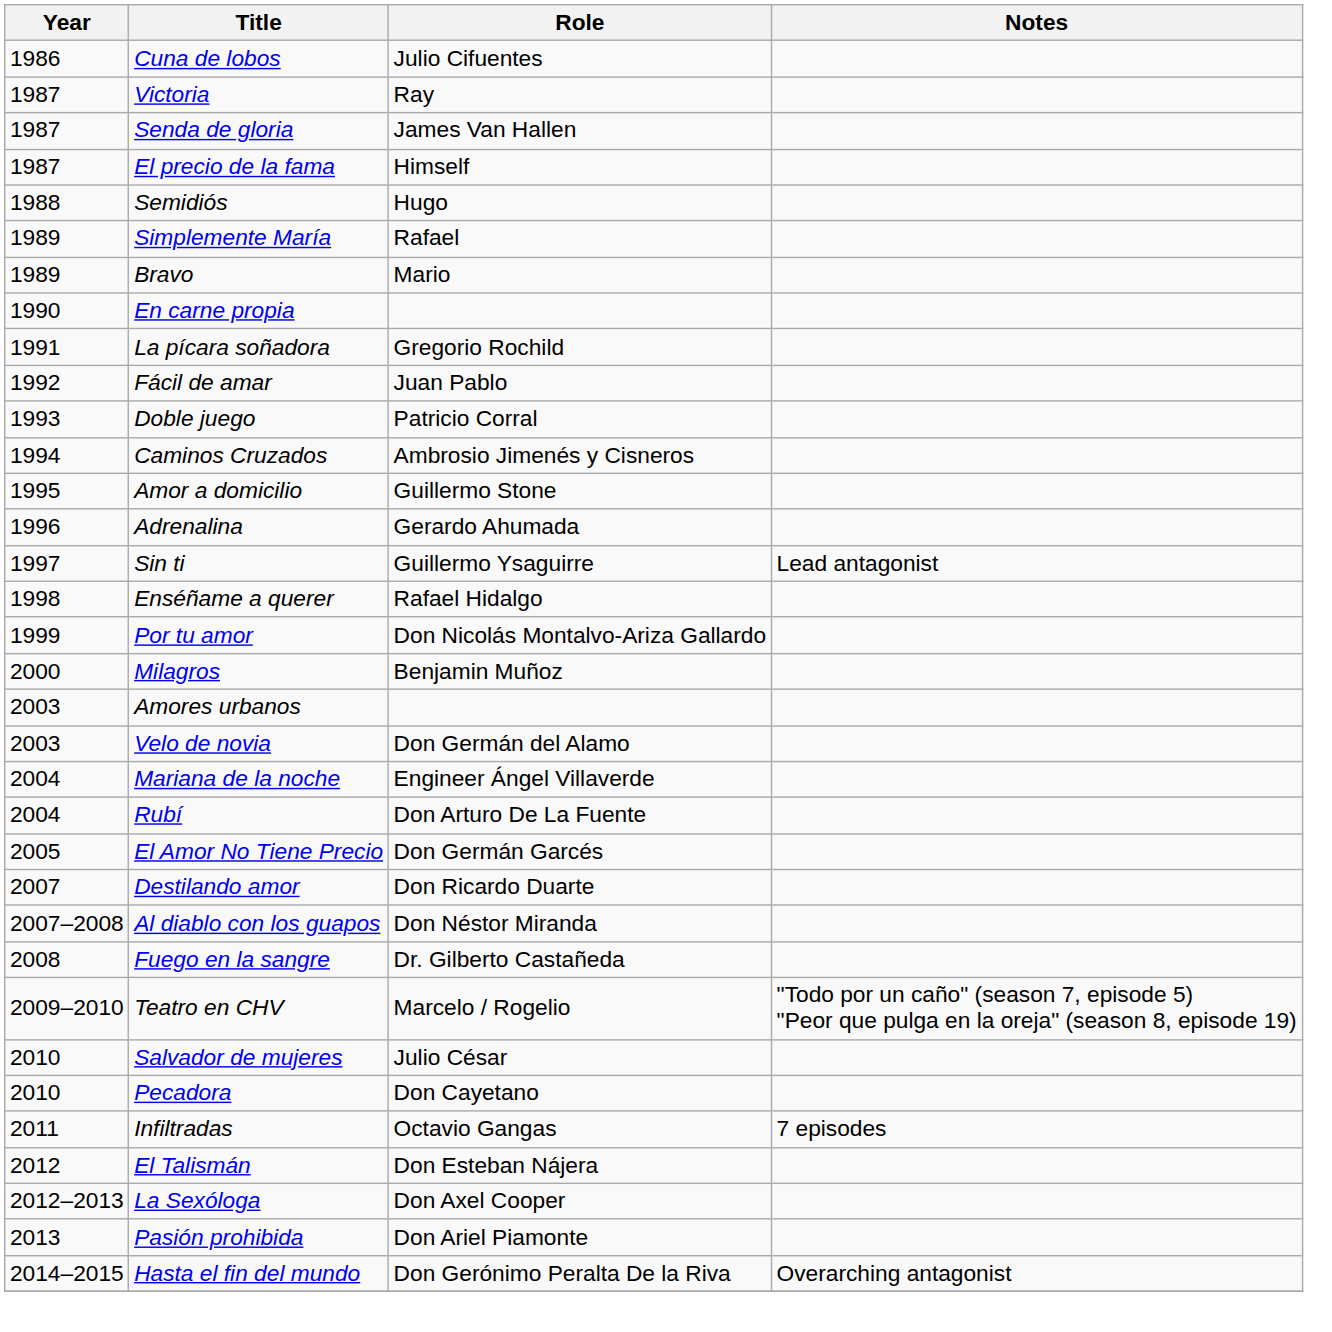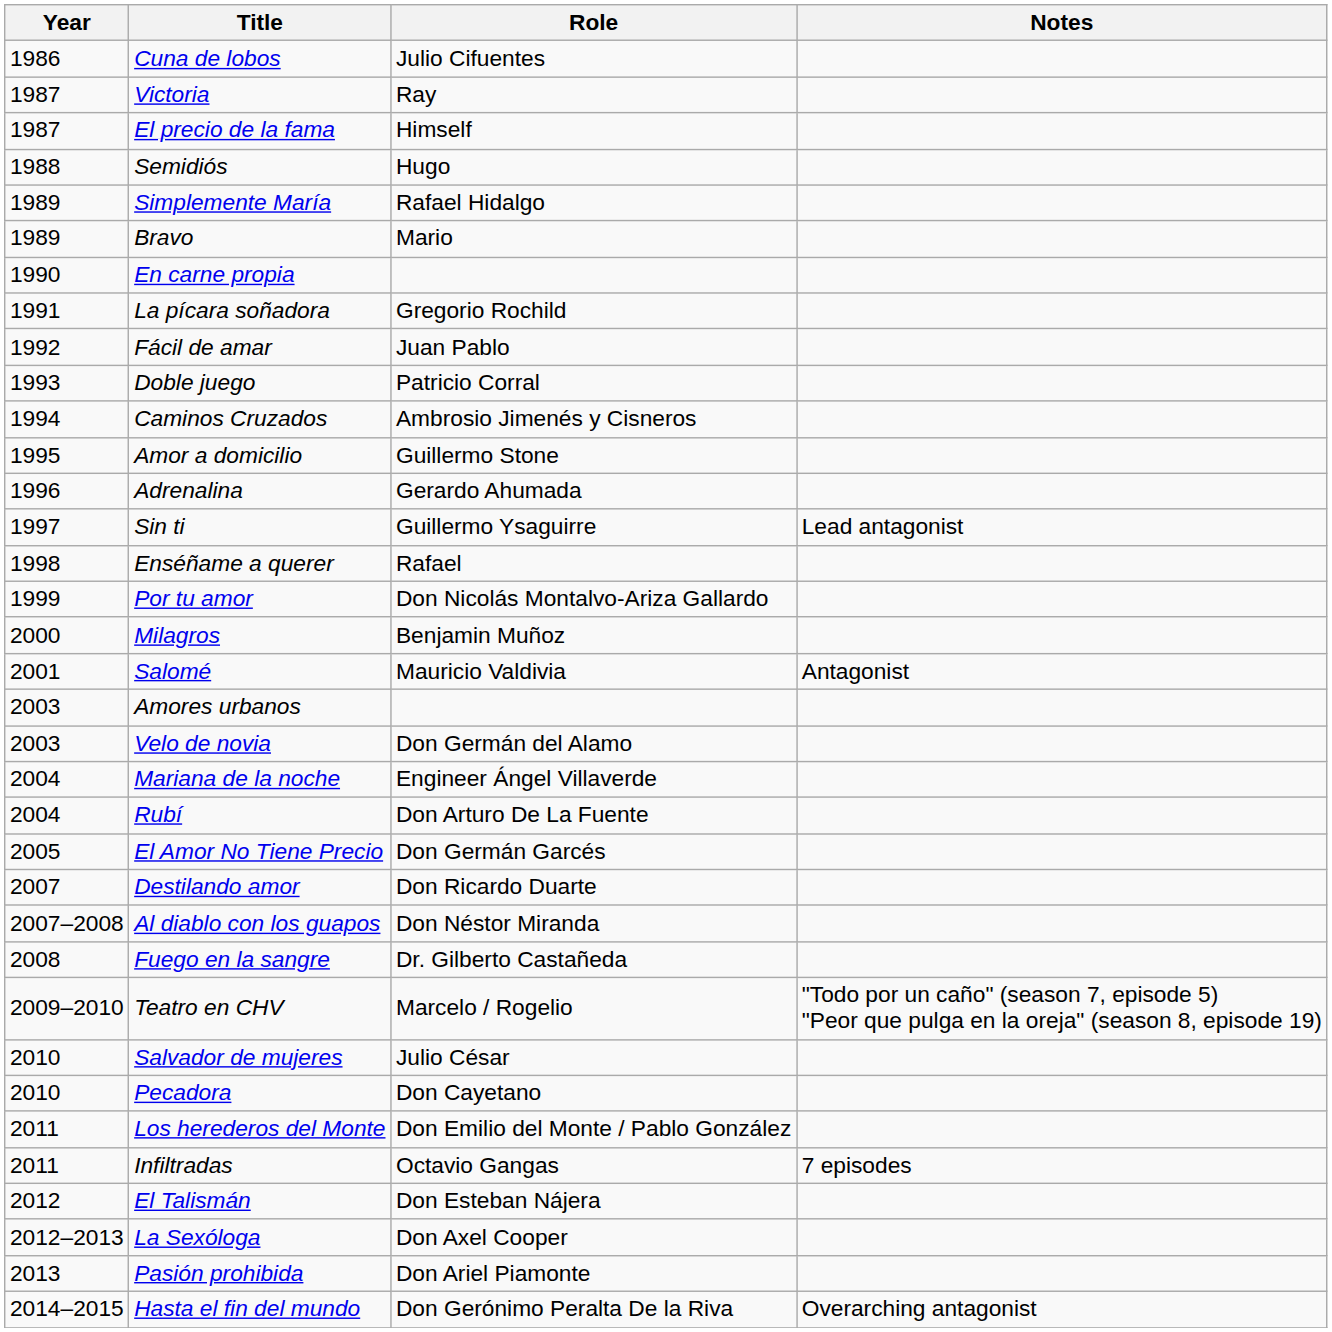- row: (214, 130)
(426, 238) Rafael -> (470, 202) Rafael Hidalgo
(468, 599) Rafael Hidalgo -> (429, 563) Rafael
+ row: (173, 671)
+ row: (260, 1129)
